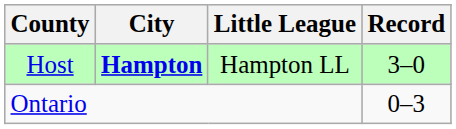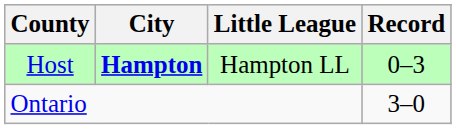(406, 63) 3–0 -> (406, 63) 0–3
(406, 103) 0–3 -> (406, 103) 3–0
